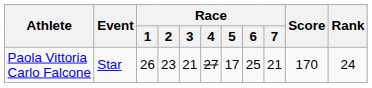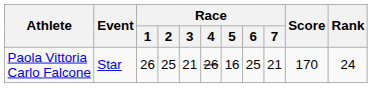(169, 65) 23 -> (169, 65) 25
(211, 65) 27 -> (211, 65) 26
(232, 65) 17 -> (232, 65) 16
